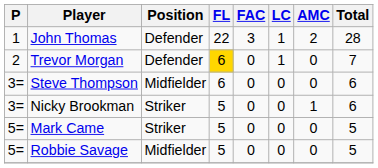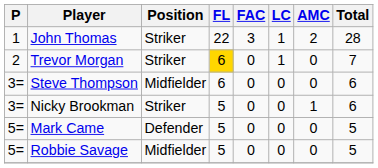(174, 38) Defender -> (165, 38) Striker
(174, 60) Defender -> (165, 60) Striker
(165, 128) Striker -> (174, 128) Defender
